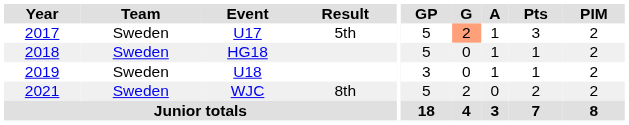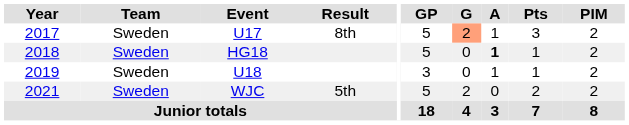(345, 33) 5th -> (345, 33) 8th
(495, 52) normal -> (495, 52) bold
(345, 91) 8th -> (345, 91) 5th
